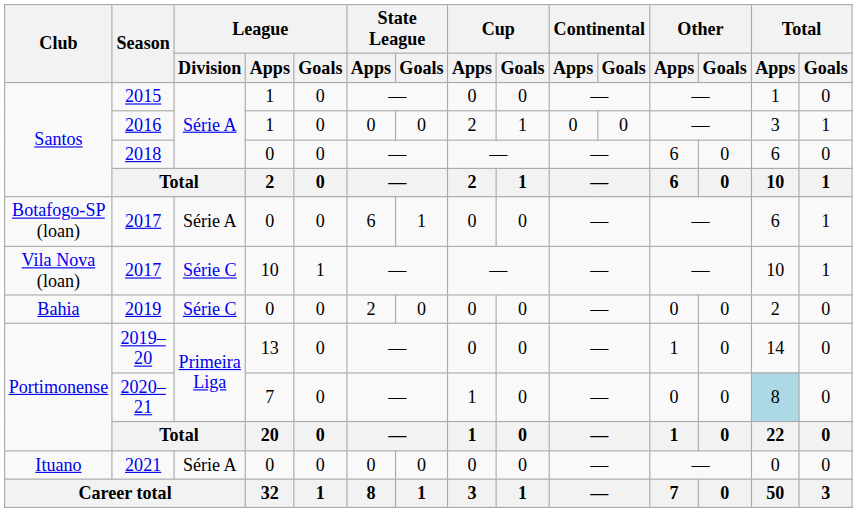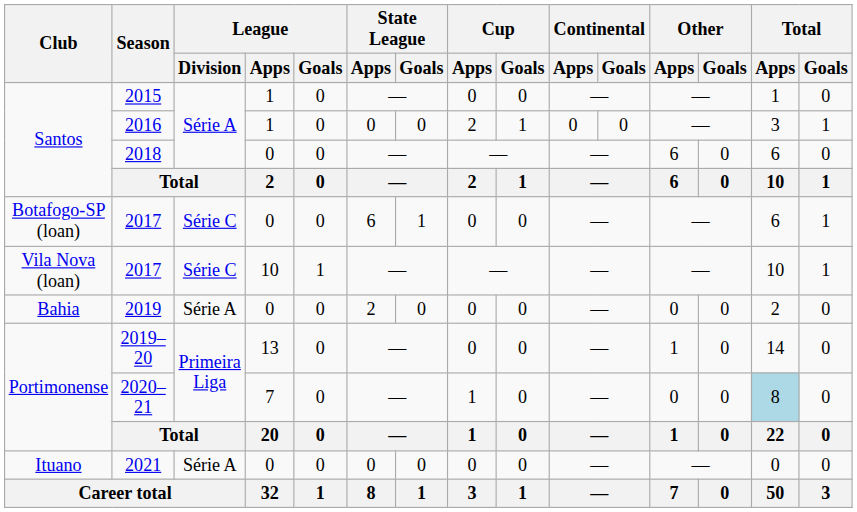(210, 221) Série A -> (210, 221) Série C
(210, 309) Série C -> (210, 309) Série A
